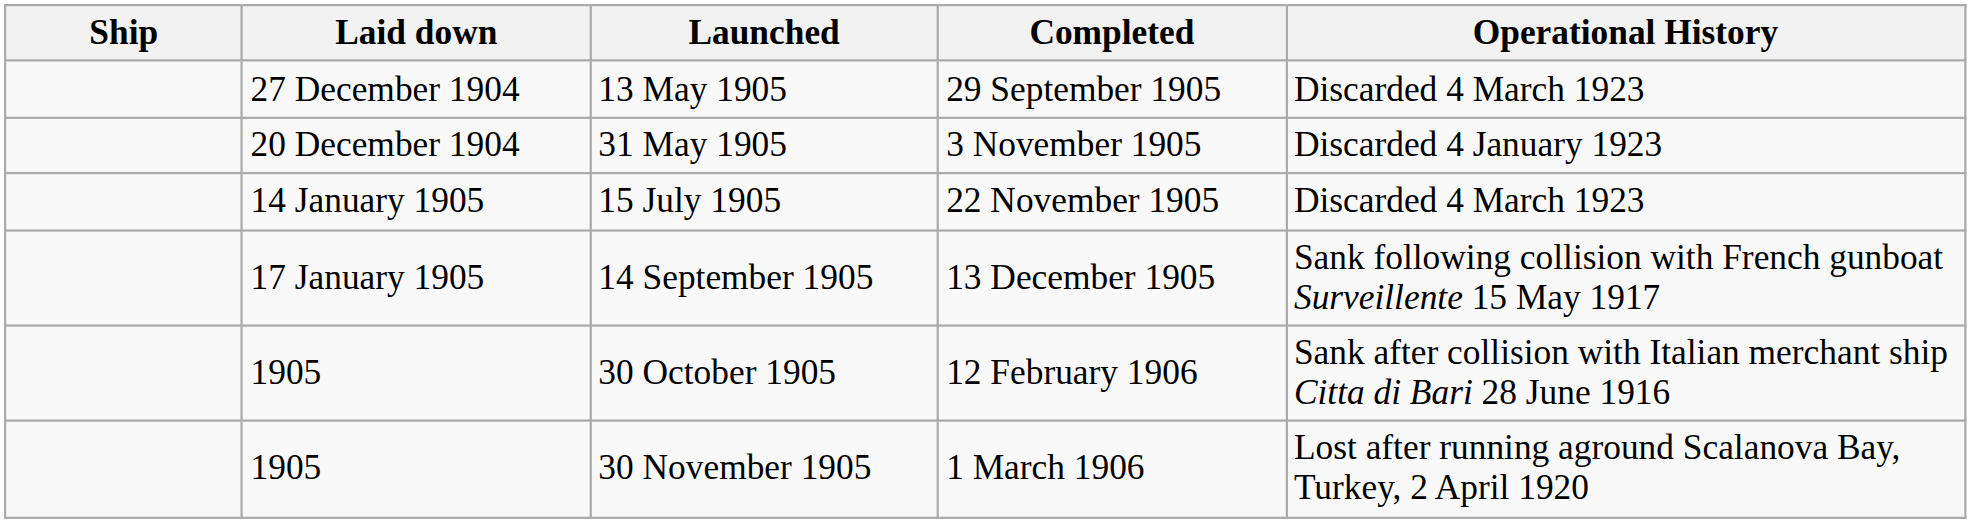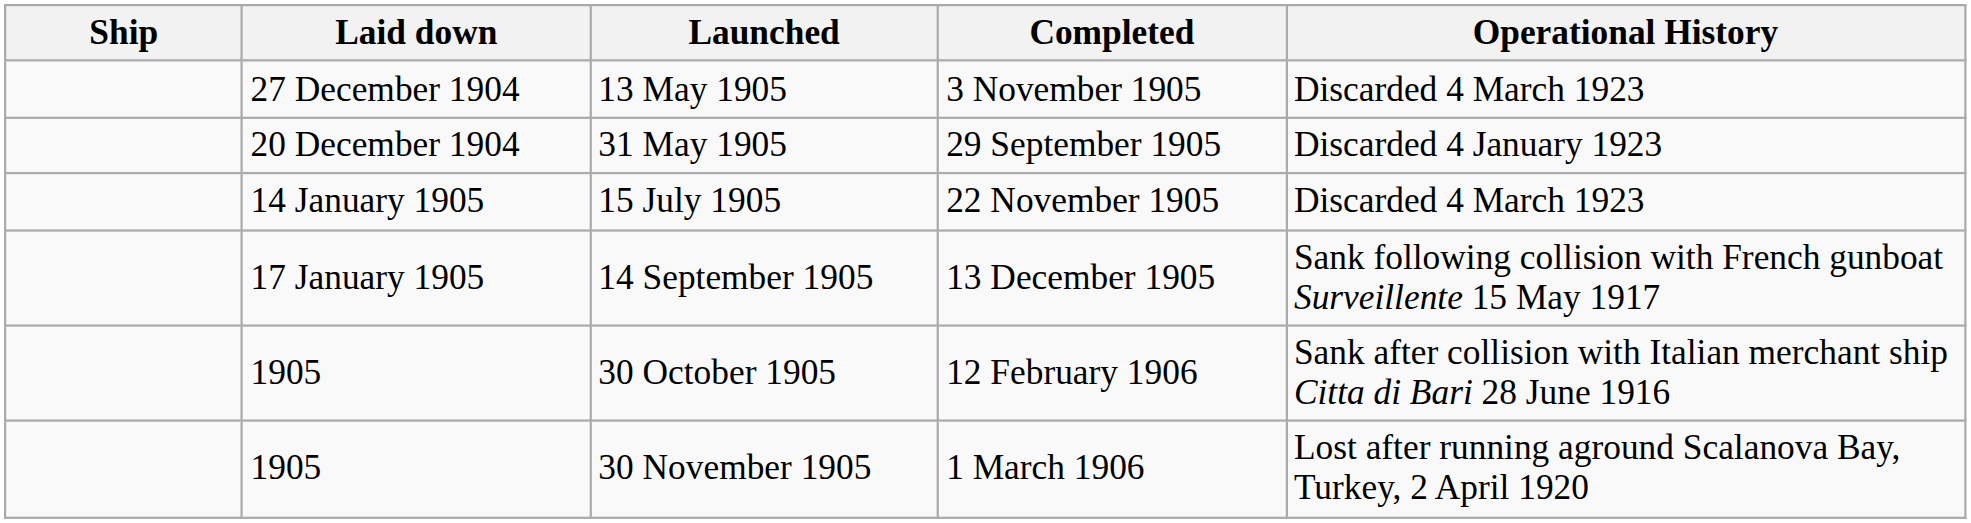(1084, 88) 29 September 1905 -> (1074, 88) 3 November 1905
(1074, 144) 3 November 1905 -> (1084, 144) 29 September 1905
